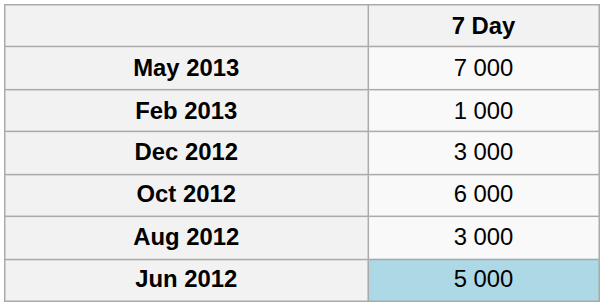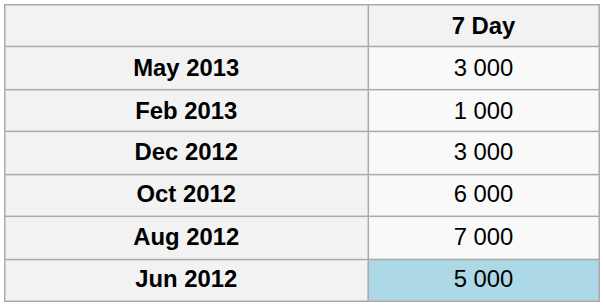(484, 68) 7 000 -> (484, 68) 3 000
(484, 237) 3 000 -> (484, 237) 7 000
